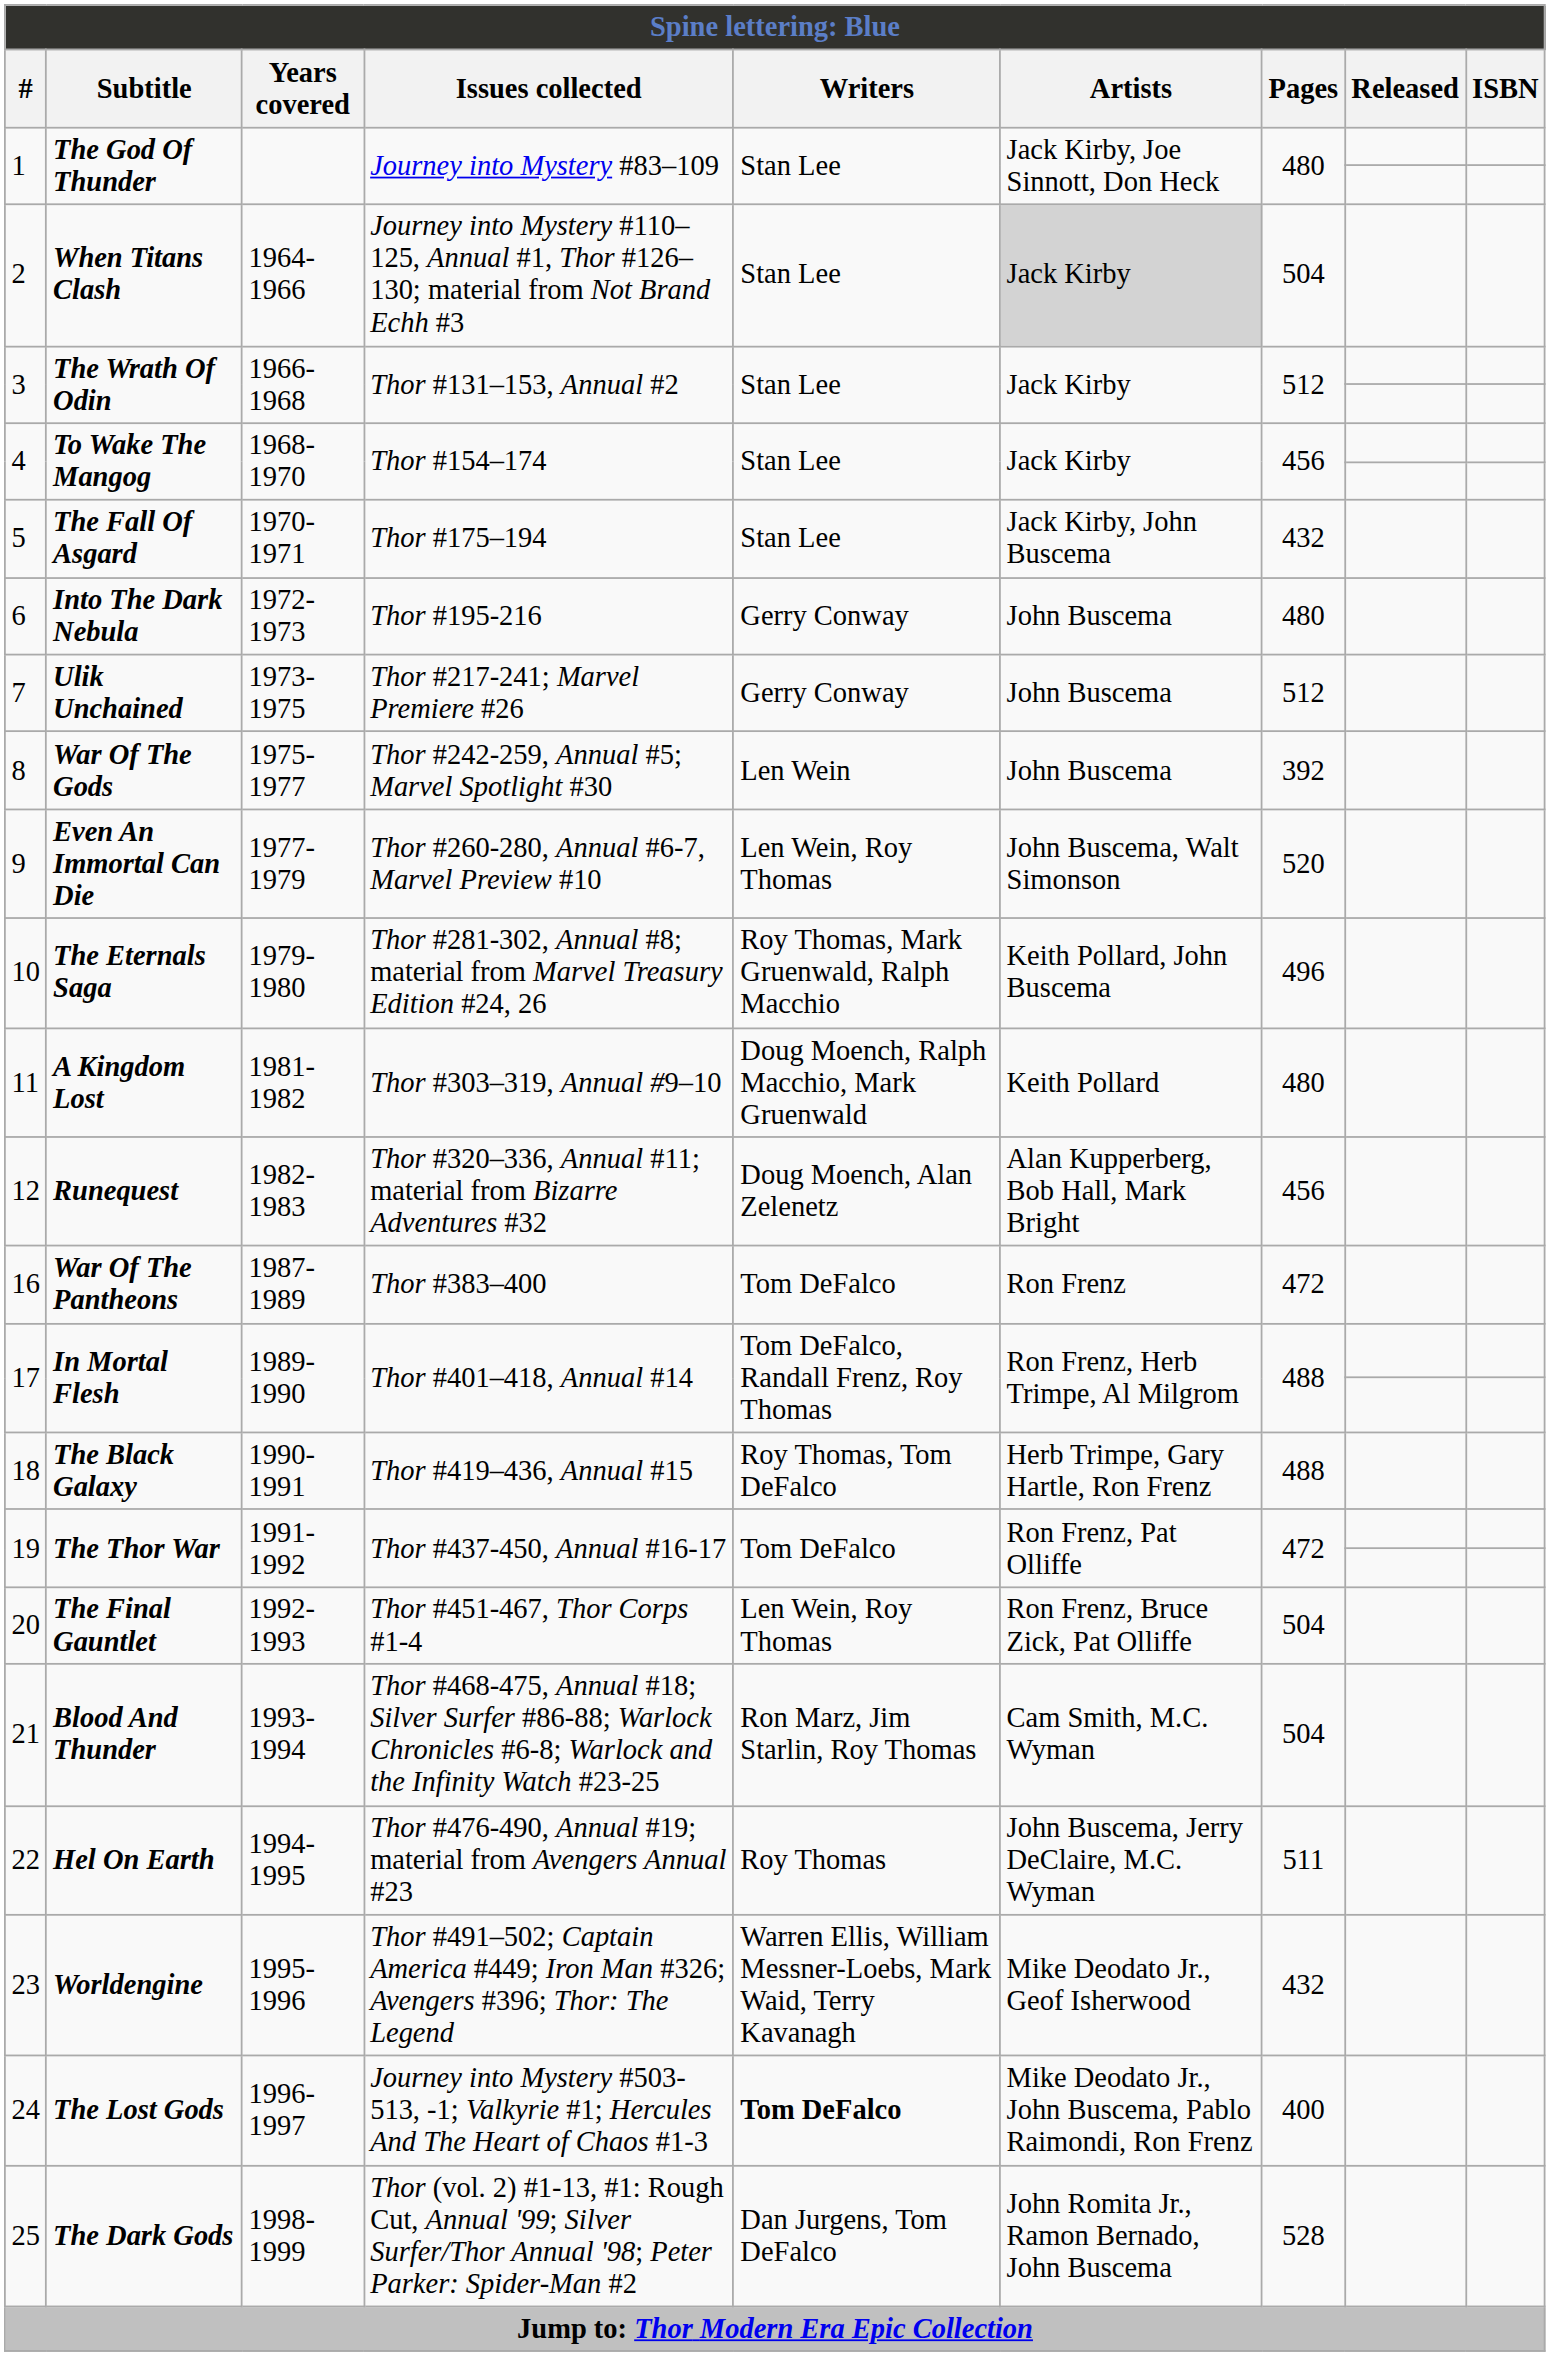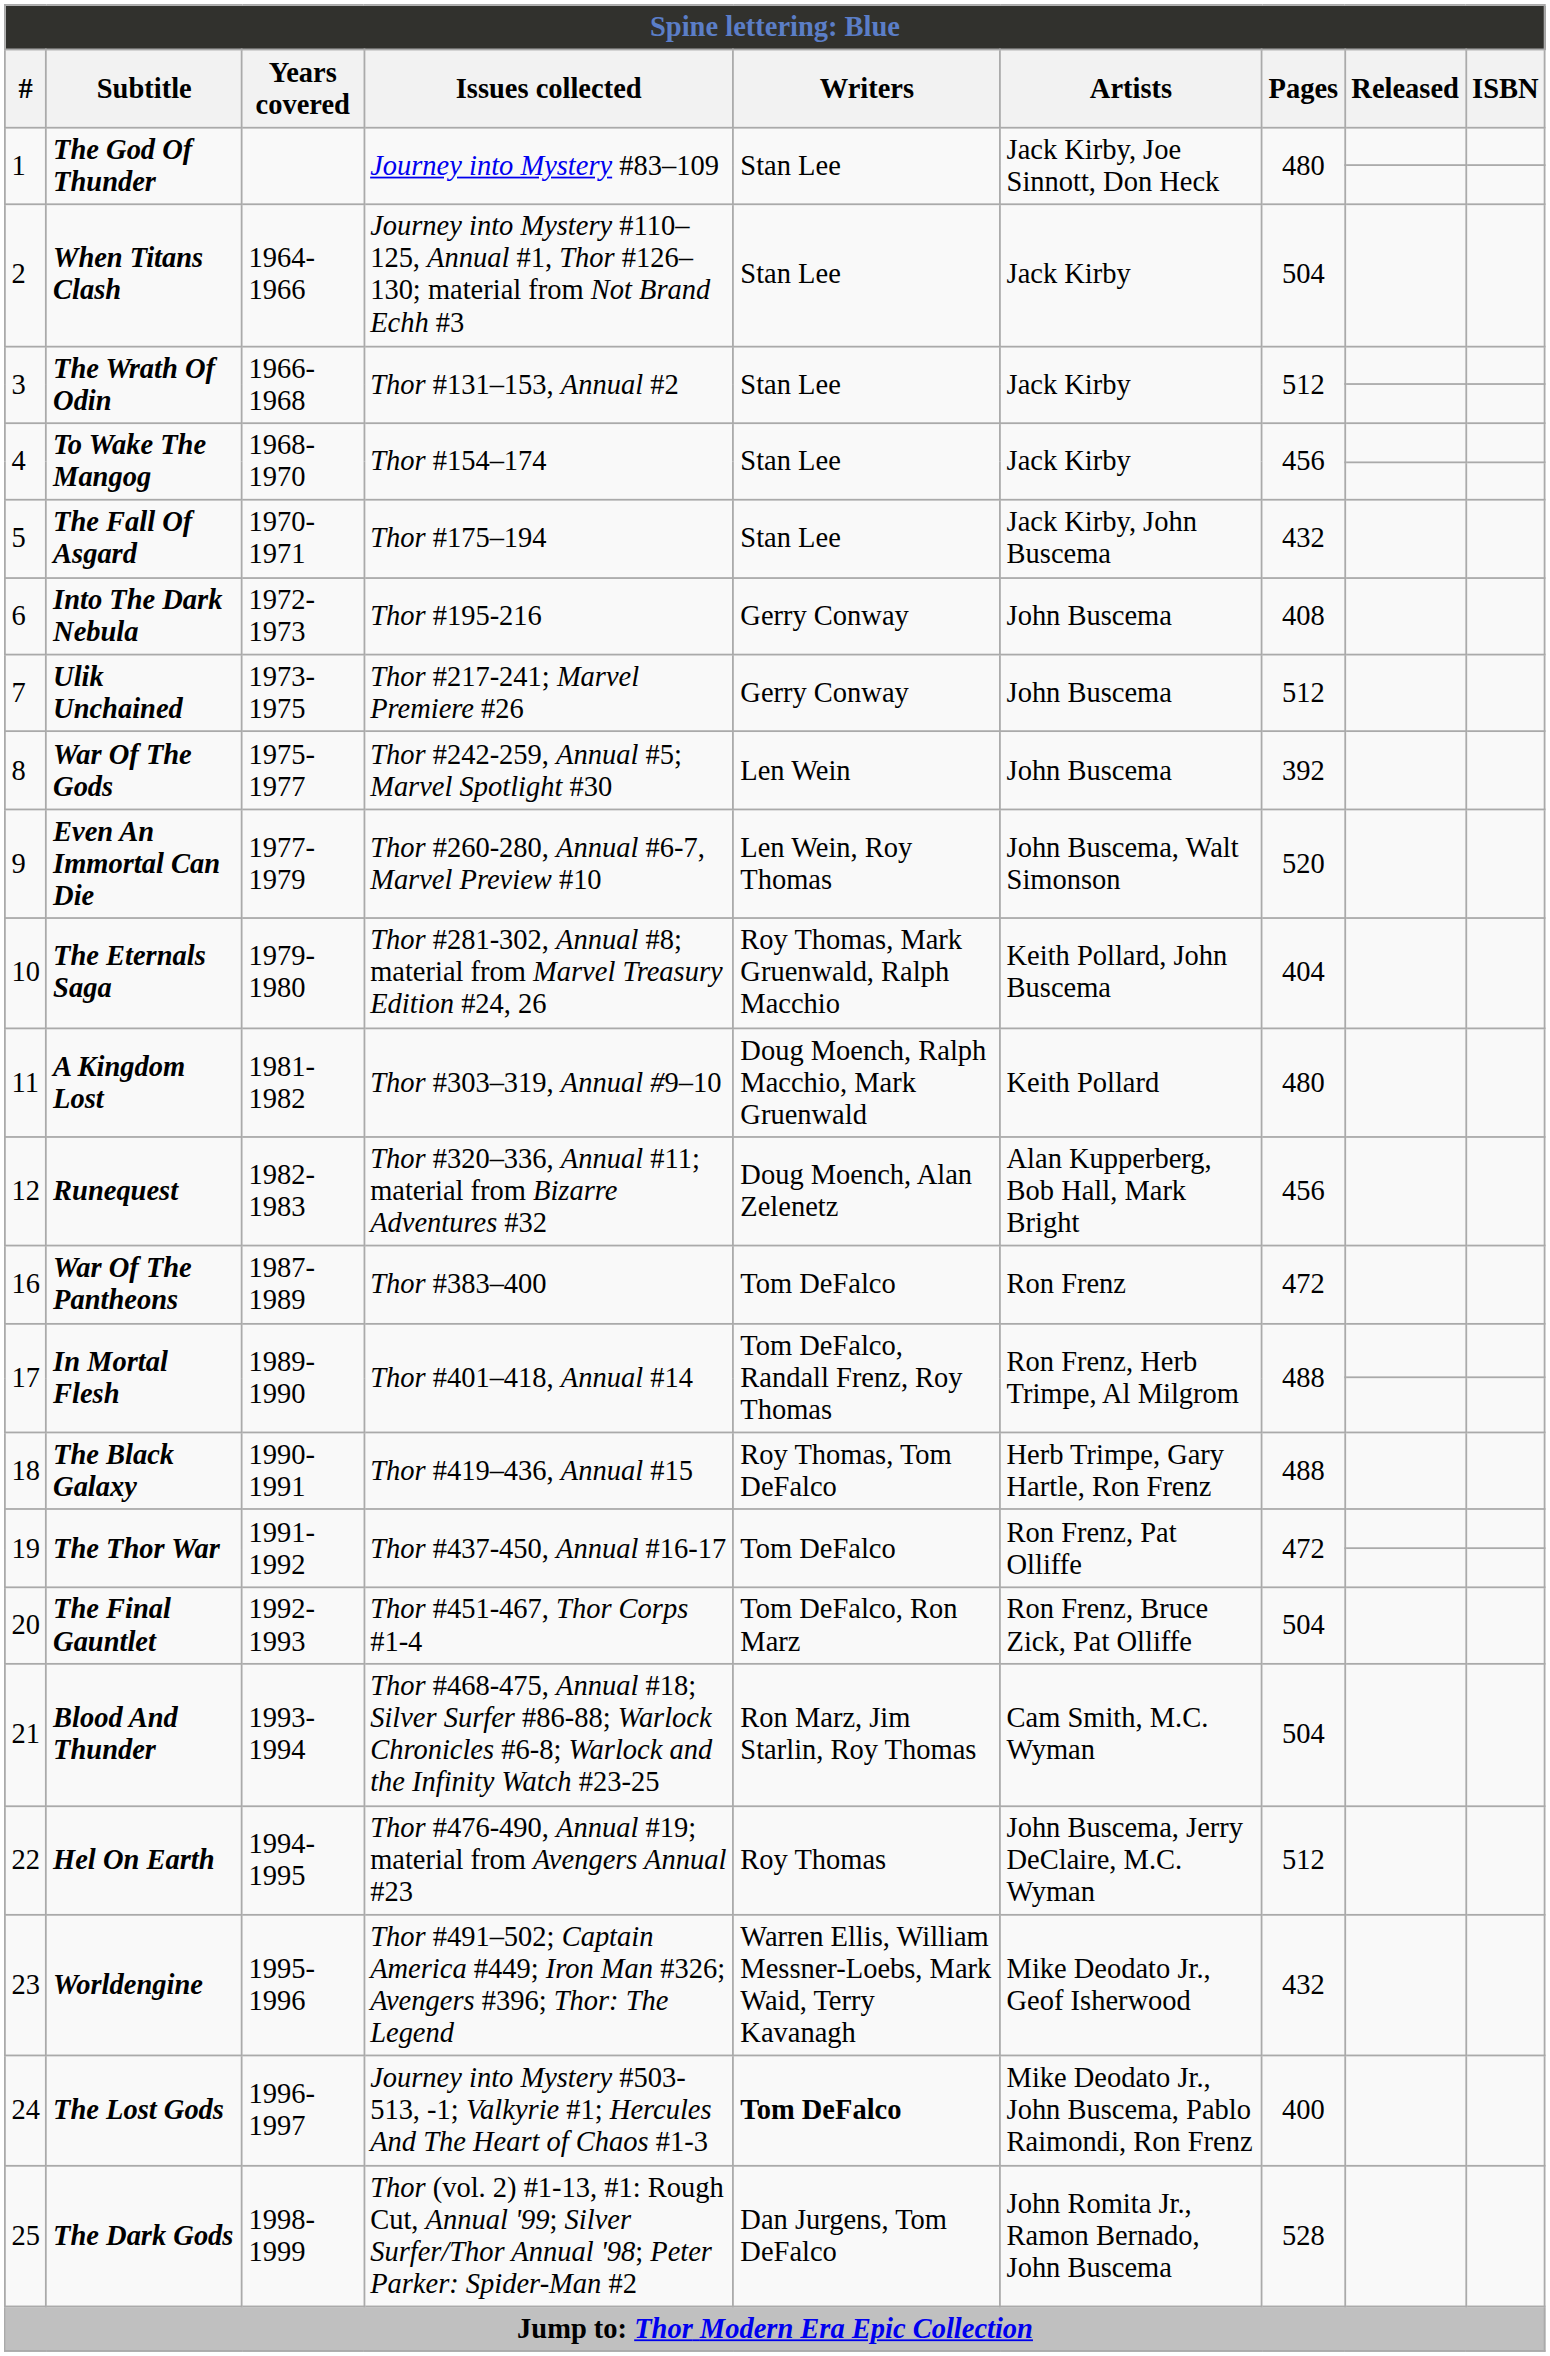(1069, 274) lightgrey background -> (1069, 274) no background
(1303, 615) 480 -> (1303, 615) 408
(1303, 972) 496 -> (1303, 972) 404
(826, 1625) Len Wein, Roy Thomas -> (849, 1625) Tom DeFalco, Ron Marz
(1303, 1859) 511 -> (1303, 1859) 512
